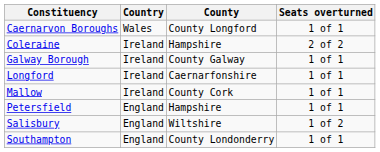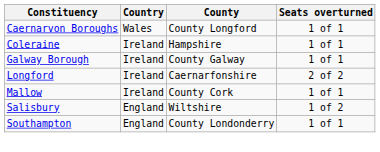(326, 44) 2 of 2 -> (326, 44) 1 of 1
(326, 76) 1 of 1 -> (326, 76) 2 of 2
- row: (39, 108)
